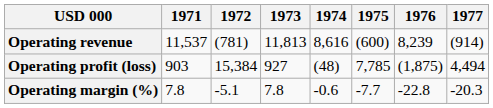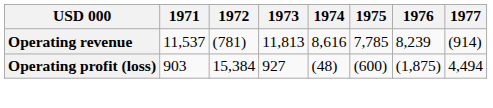(372, 41) (600) -> (371, 41) 7,785
(373, 66) 7,785 -> (370, 66) (600)
- row: (83, 90)
